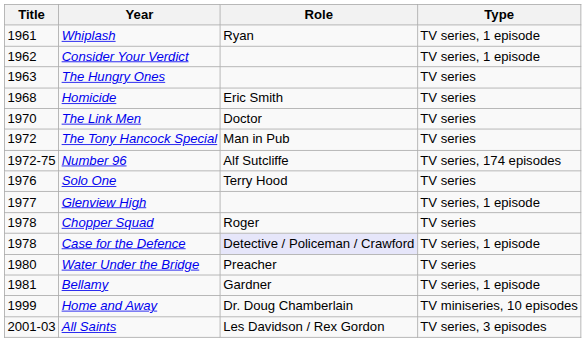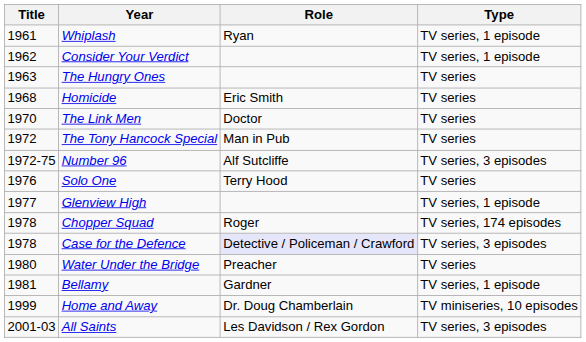(491, 160) TV series, 174 episodes -> (483, 160) TV series, 3 episodes
(448, 222) TV series -> (491, 222) TV series, 174 episodes
(480, 243) TV series, 1 episode -> (483, 243) TV series, 3 episodes
